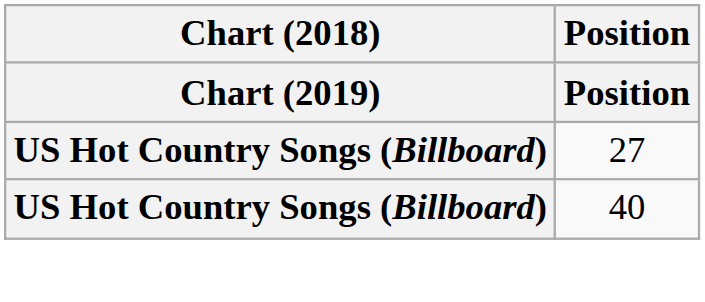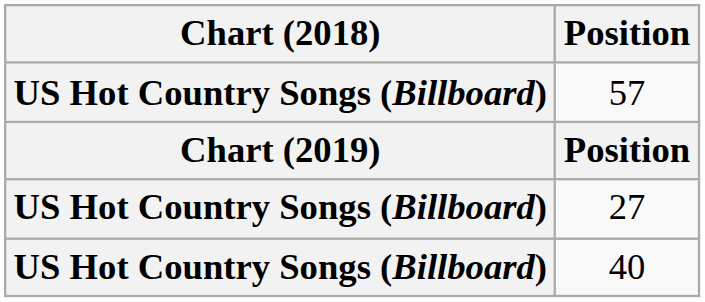+ row: (627, 91)
